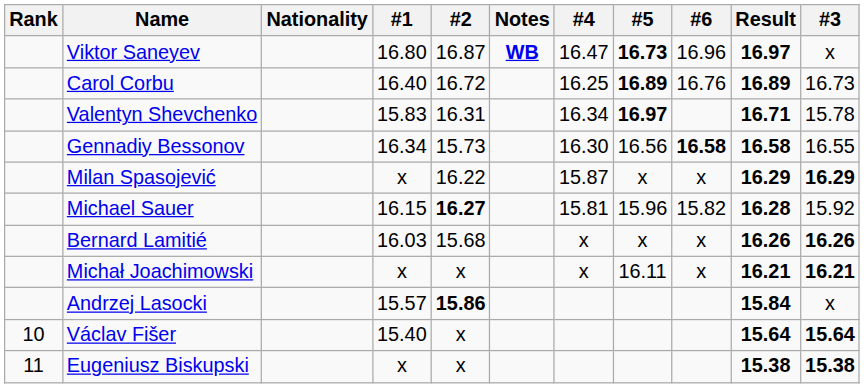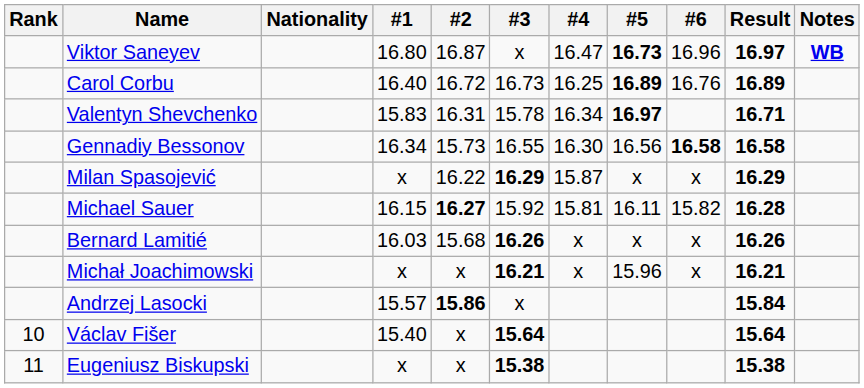columns swapped: (830, 20) <-> (522, 20)
(643, 209) 15.96 -> (637, 209) 16.11
(643, 271) 16.11 -> (637, 271) 15.96
